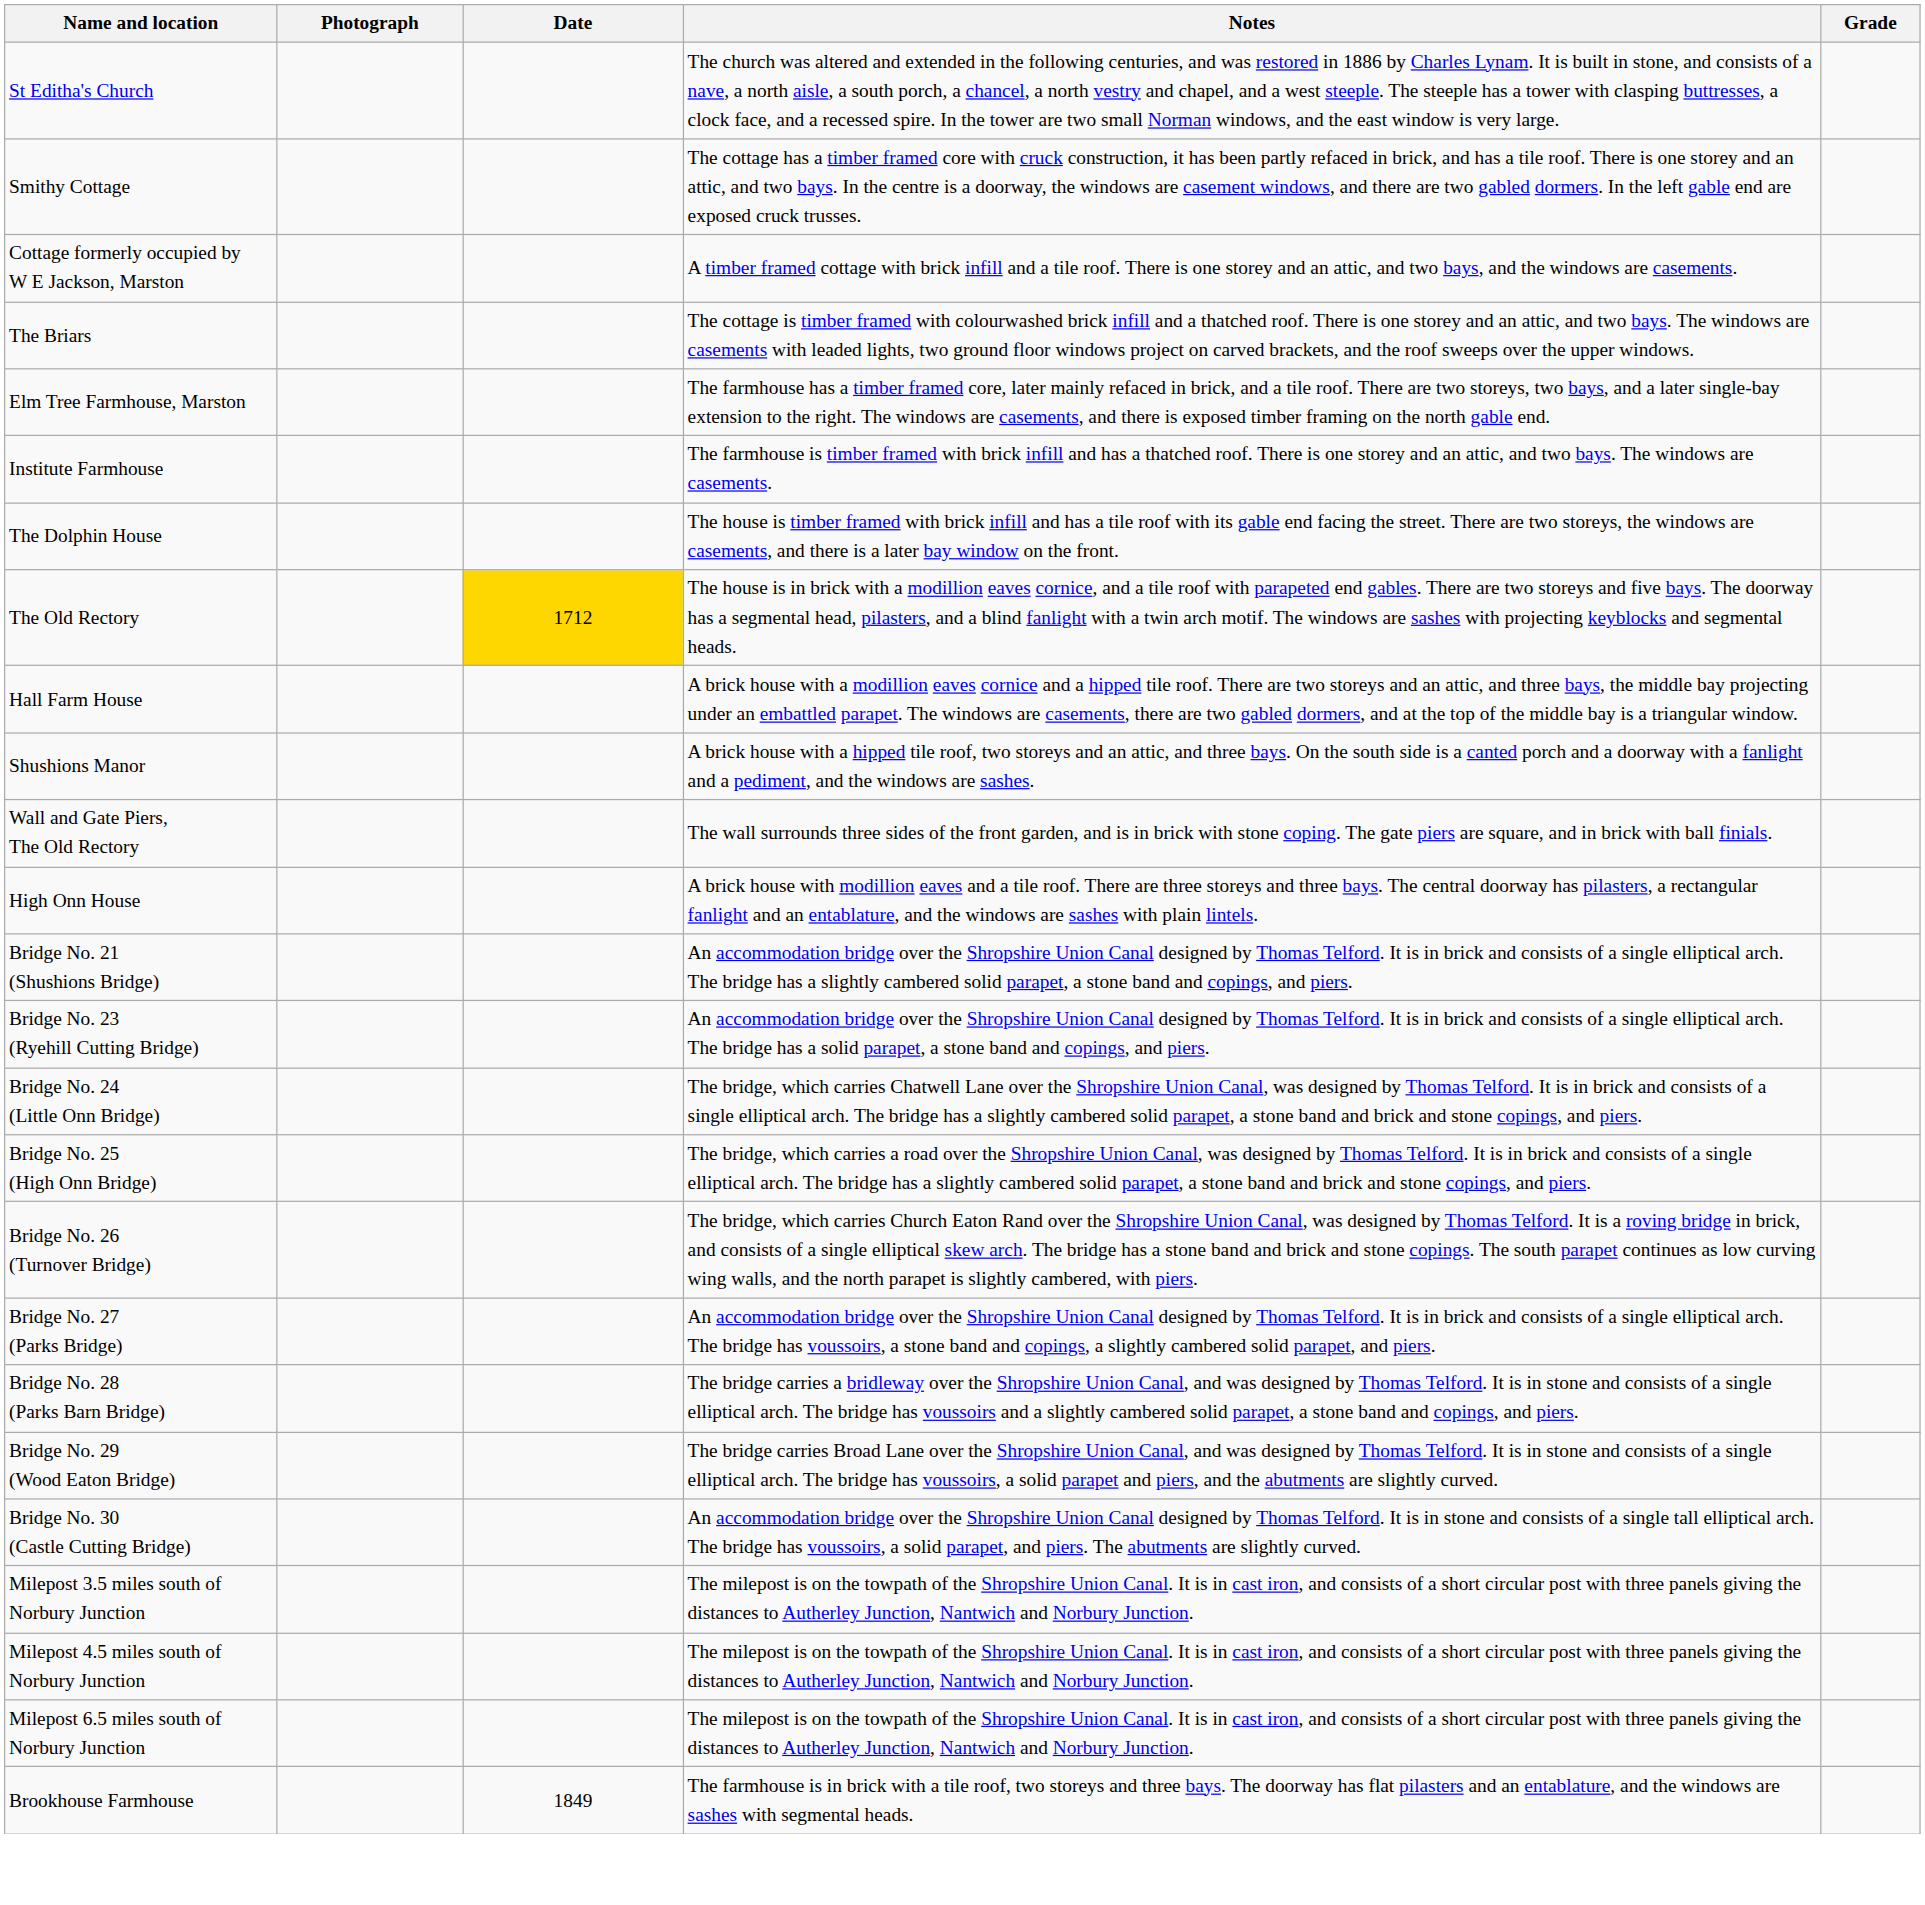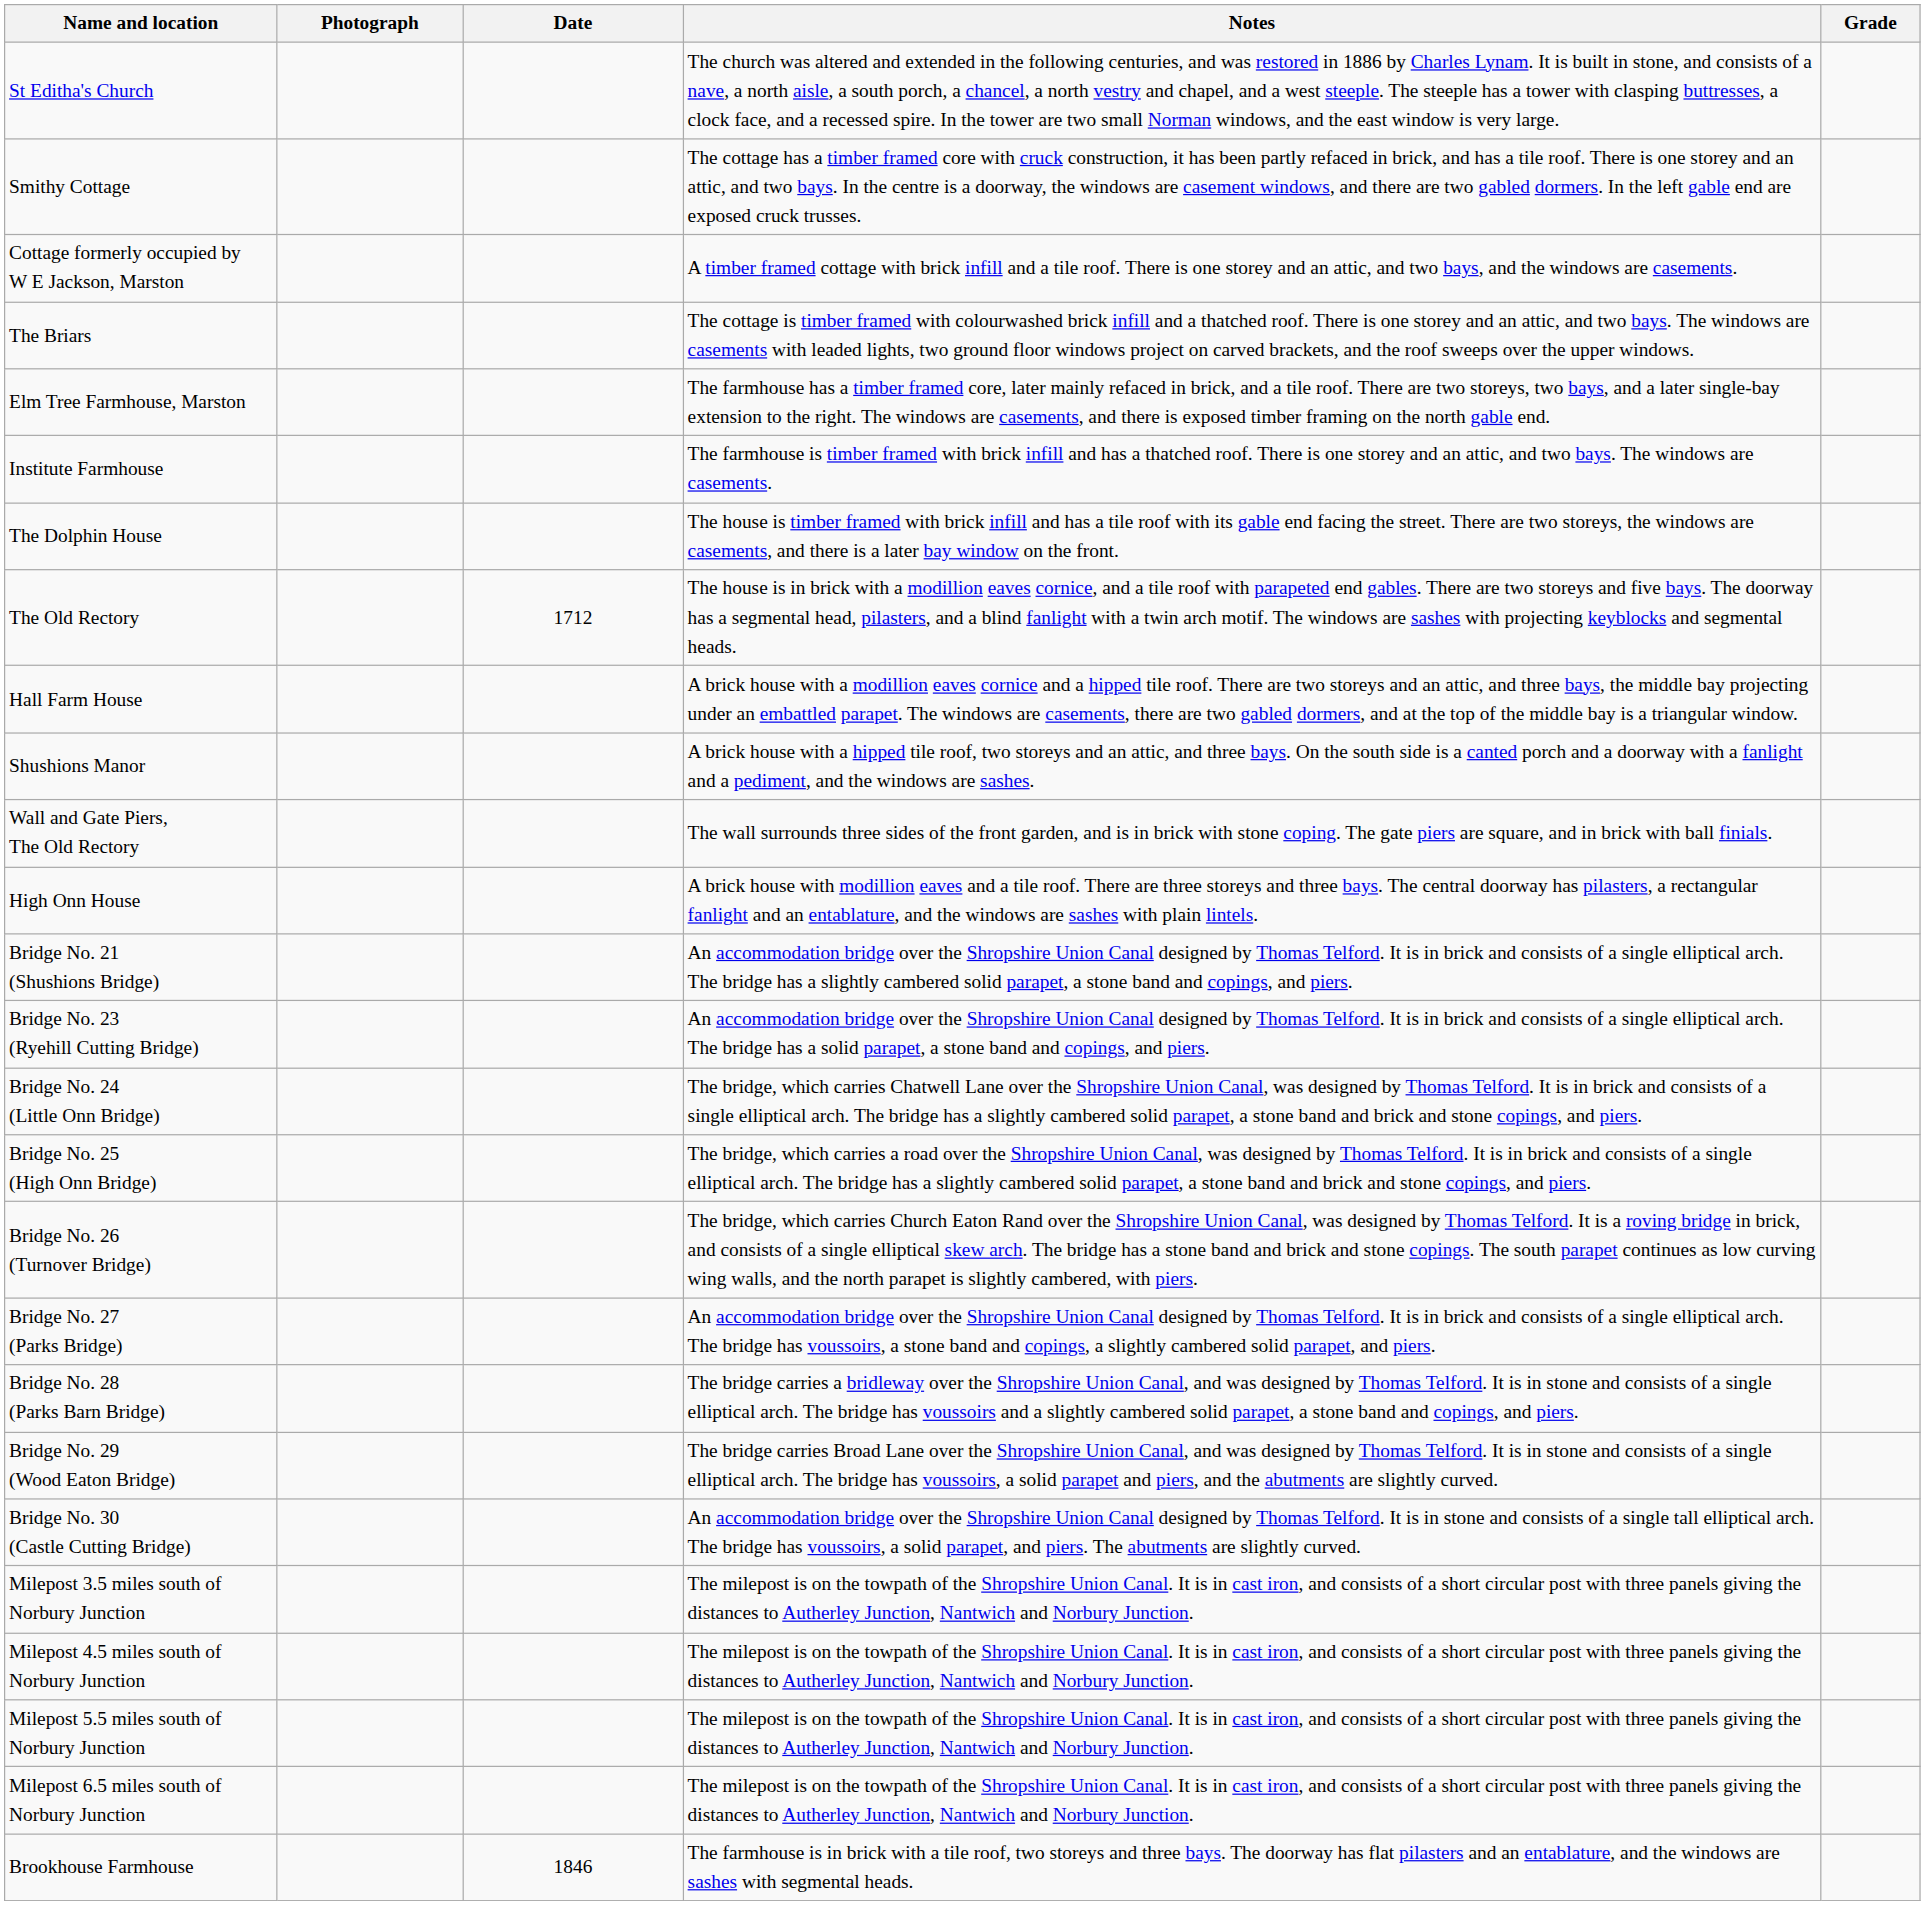(573, 617) gold background -> (573, 617) no background
+ row: (115, 1733)
(573, 1800) 1849 -> (573, 1867) 1846
